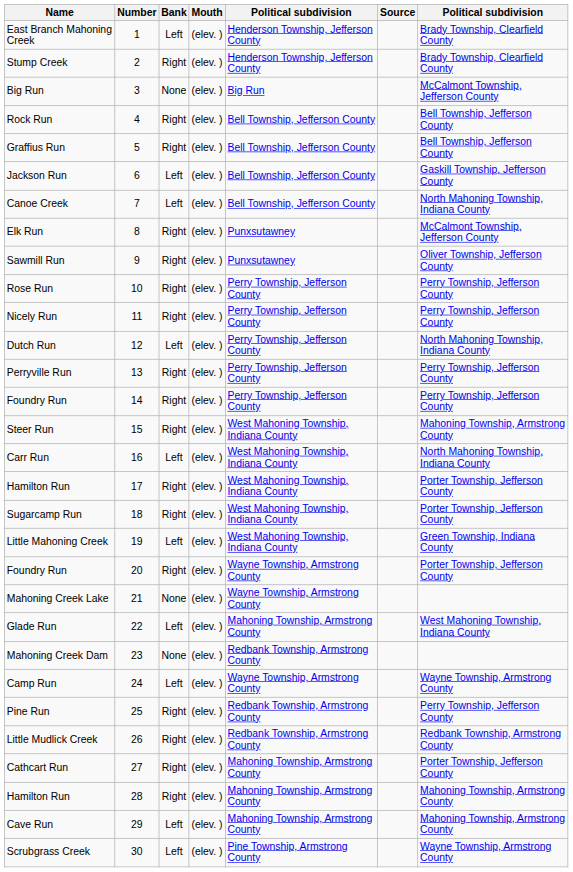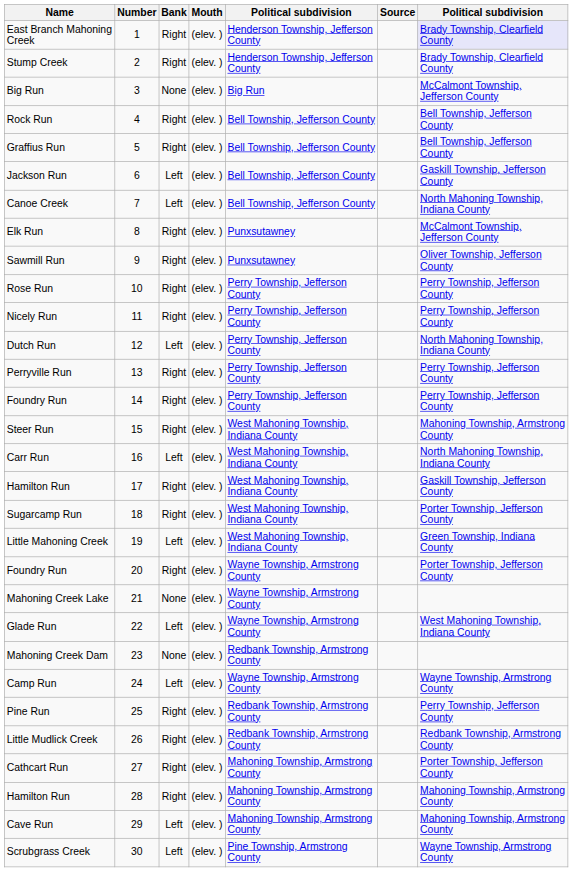(174, 35) Left -> (174, 35) Right
(482, 35) no background -> (482, 35) lavender background
(481, 486) Porter Township, Jefferson County -> (483, 486) Gaskill Township, Jefferson County
(300, 627) Mahoning Township, Armstrong County -> (293, 627) Wayne Township, Armstrong County
